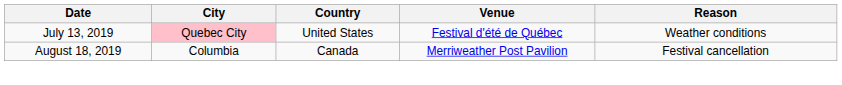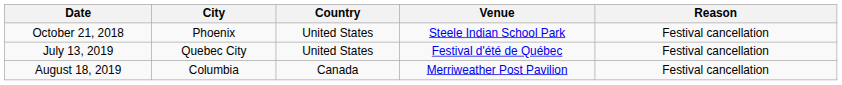+ row: (78, 32)
(214, 32) pink background -> (214, 51) no background
(716, 32) Weather conditions -> (716, 51) Festival cancellation
